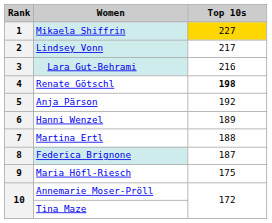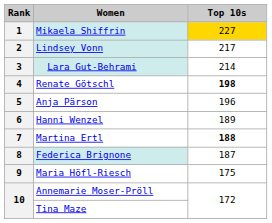(227, 67) 216 -> (227, 67) 214
(227, 102) 192 -> (227, 102) 196
(227, 138) normal -> (227, 138) bold
